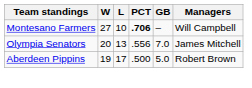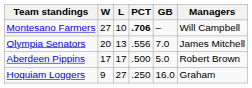(105, 59) 19 -> (105, 59) 17
+ row: (46, 75)
